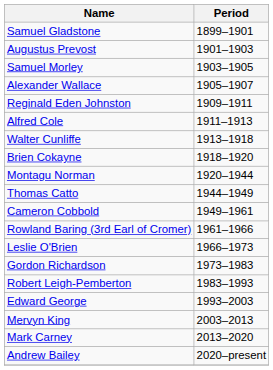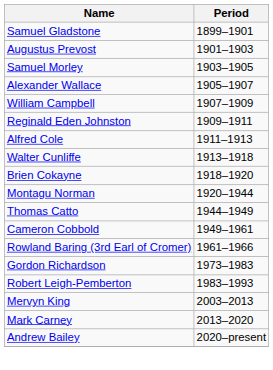+ row: (51, 103)
- row: (42, 247)
- row: (47, 301)
